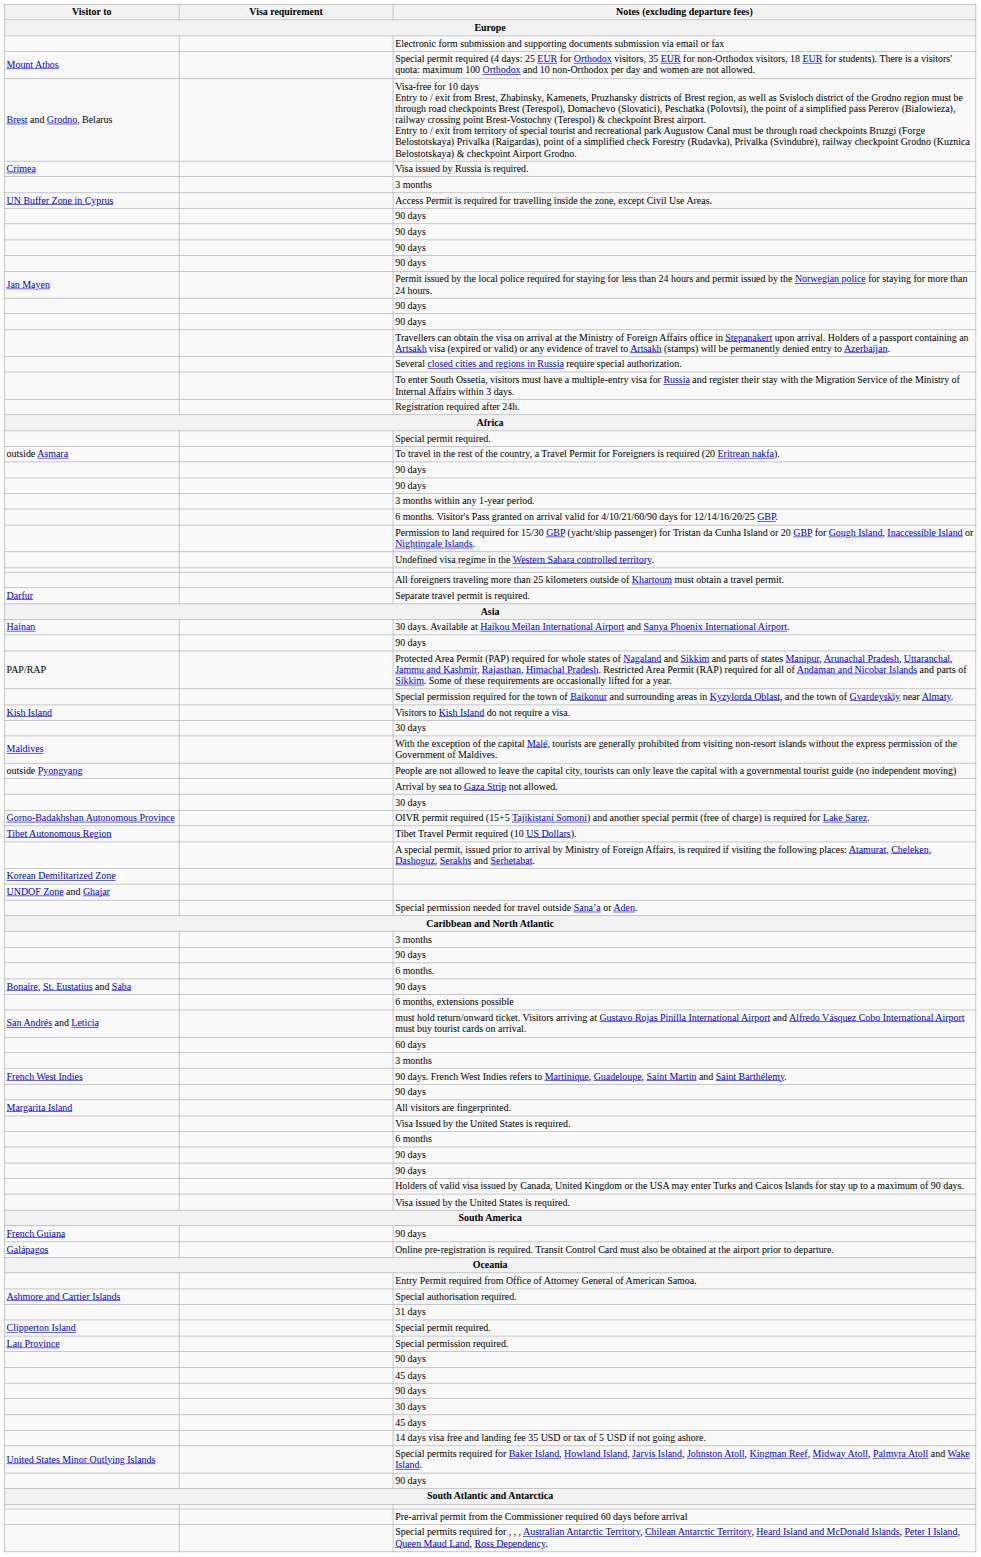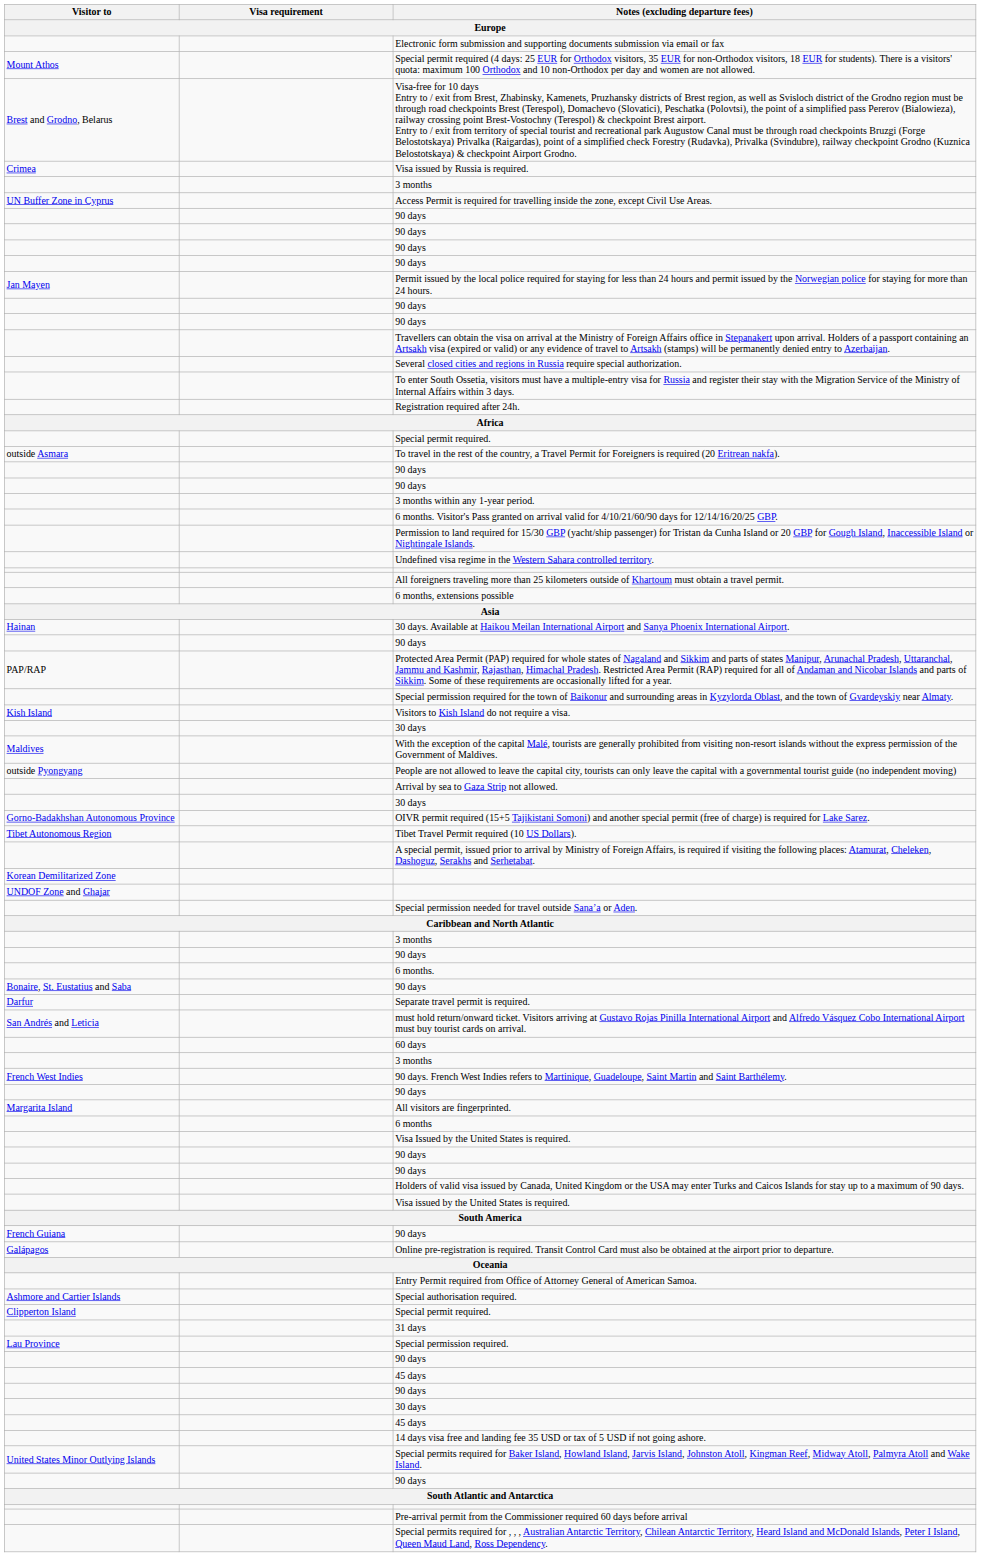rows swapped: (20, 595) <-> (92, 1002)
rows swapped: (92, 1139) <-> (92, 1124)
rows swapped: (41, 1328) <-> (92, 1312)
